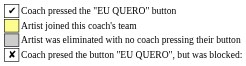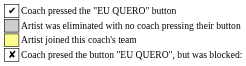rows swapped: (79, 26) <-> (131, 40)
